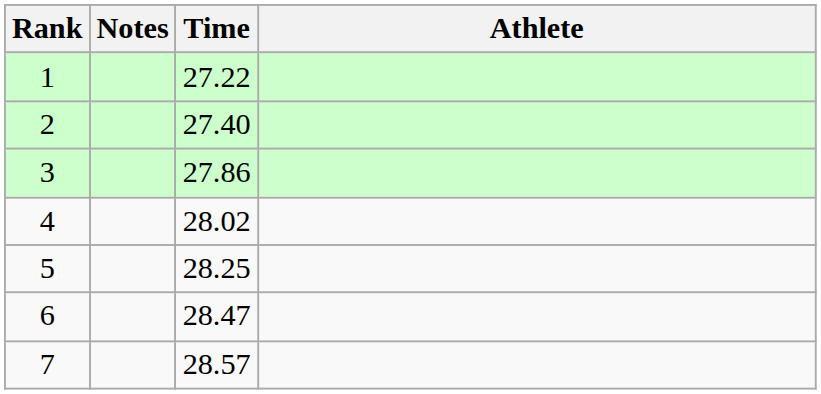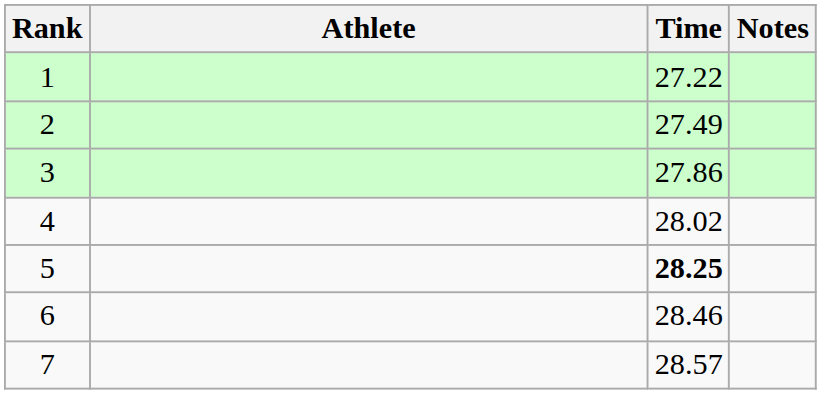columns swapped: (537, 28) <-> (133, 28)
(217, 124) 27.40 -> (689, 124) 27.49
(217, 268) normal -> (689, 268) bold
(217, 316) 28.47 -> (689, 316) 28.46
